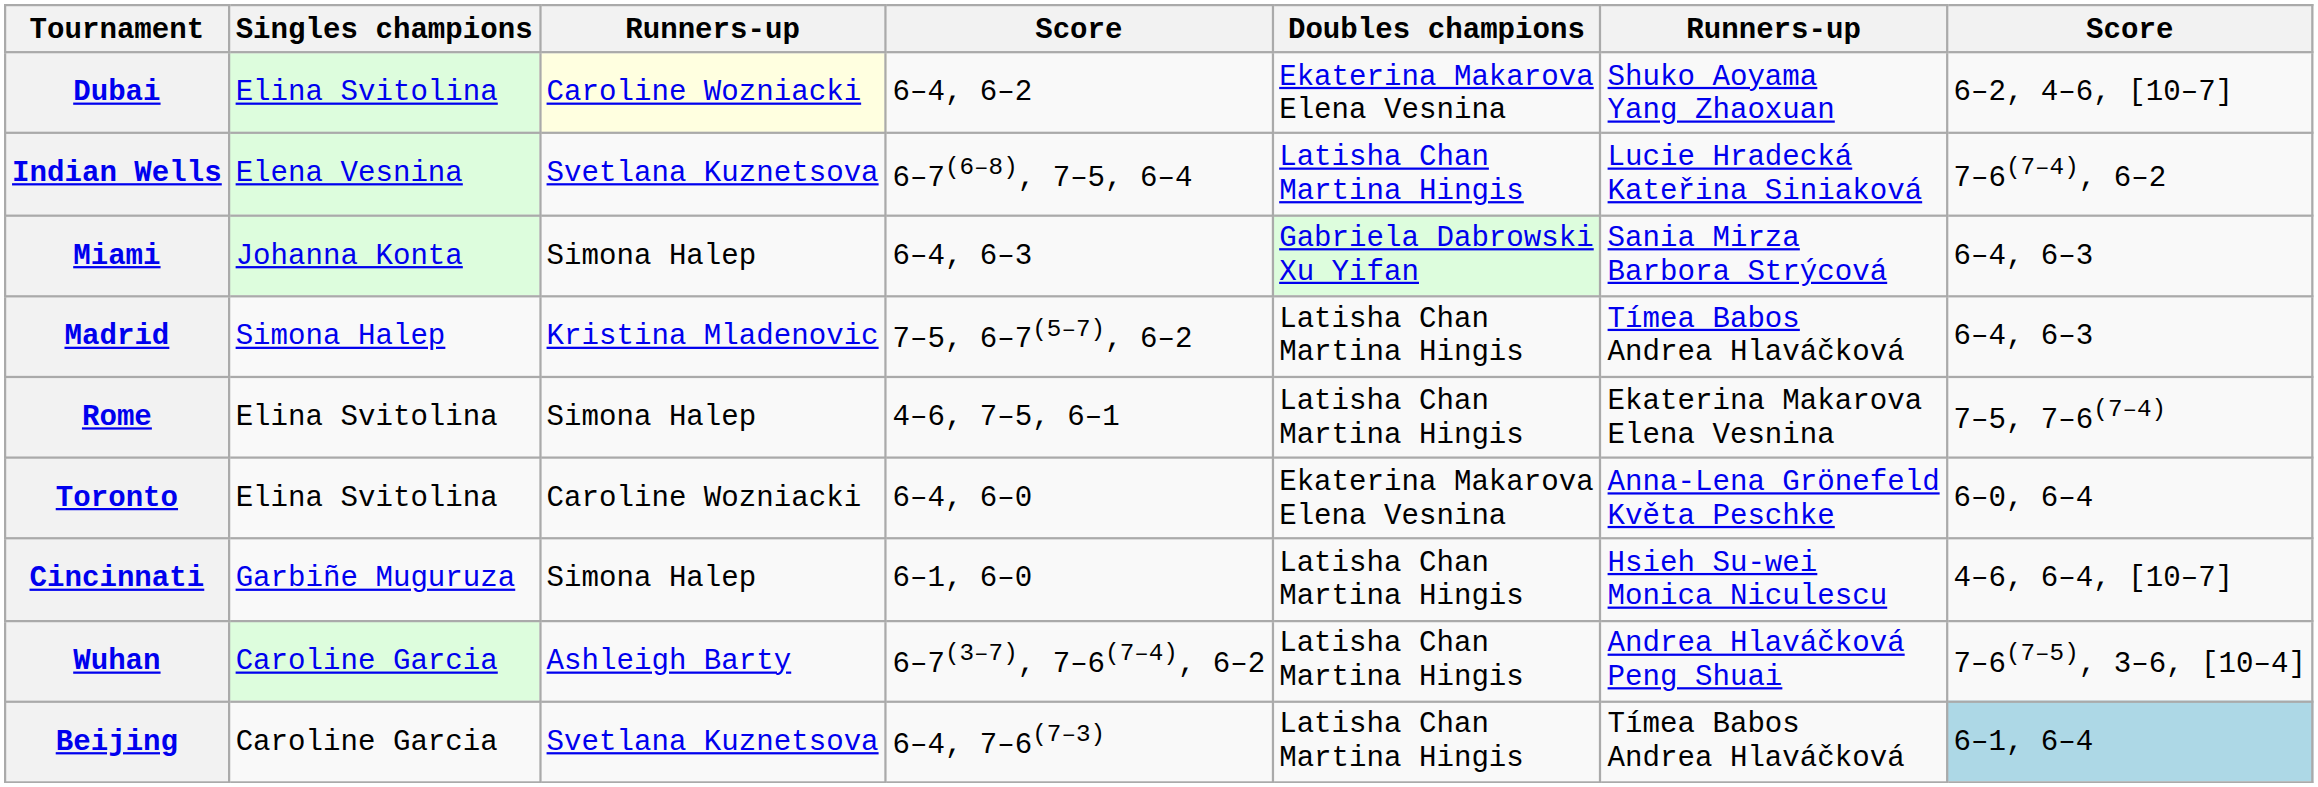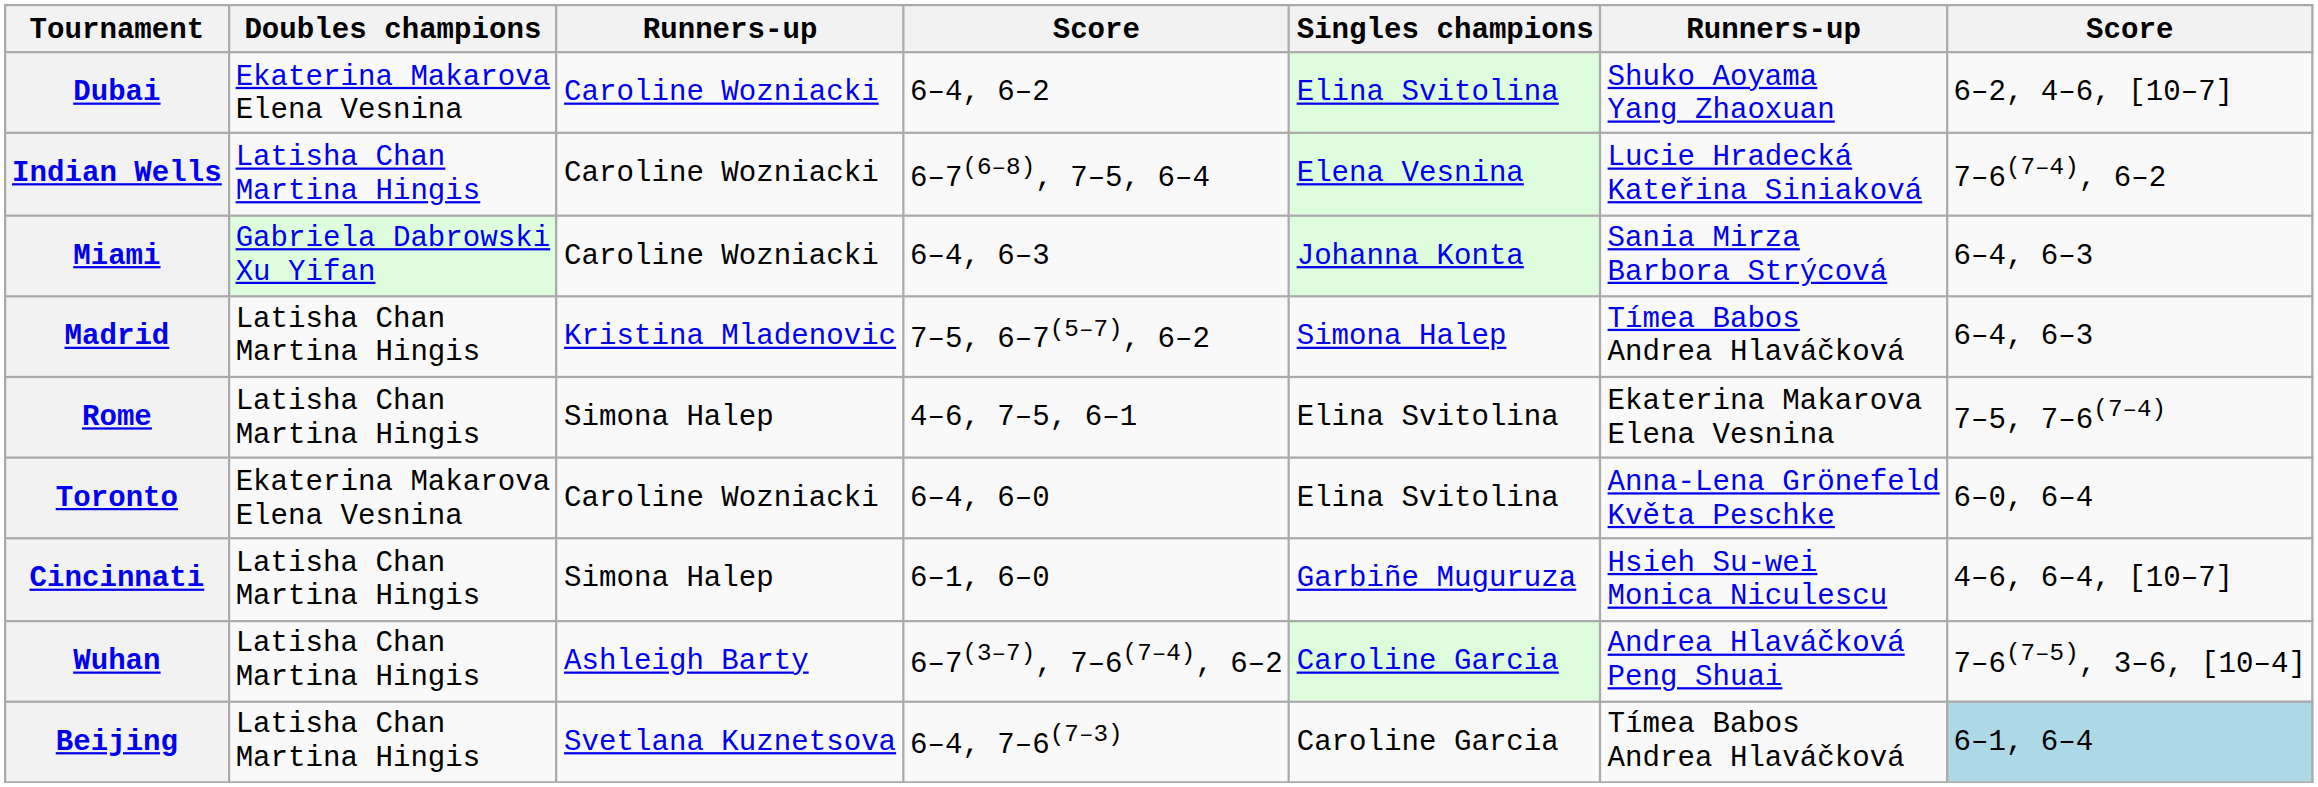columns swapped: (384, 29) <-> (1436, 29)
(704, 93) lightyellow background -> (721, 93) no background
(713, 174) Svetlana Kuznetsova -> (721, 174) Caroline Wozniacki
(651, 255) Simona Halep -> (721, 255) Caroline Wozniacki
